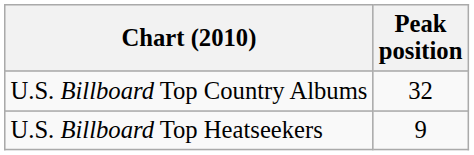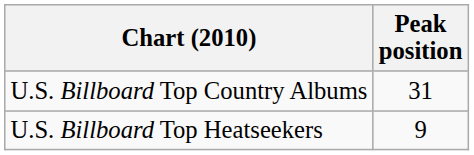(421, 90) 32 -> (421, 90) 31
